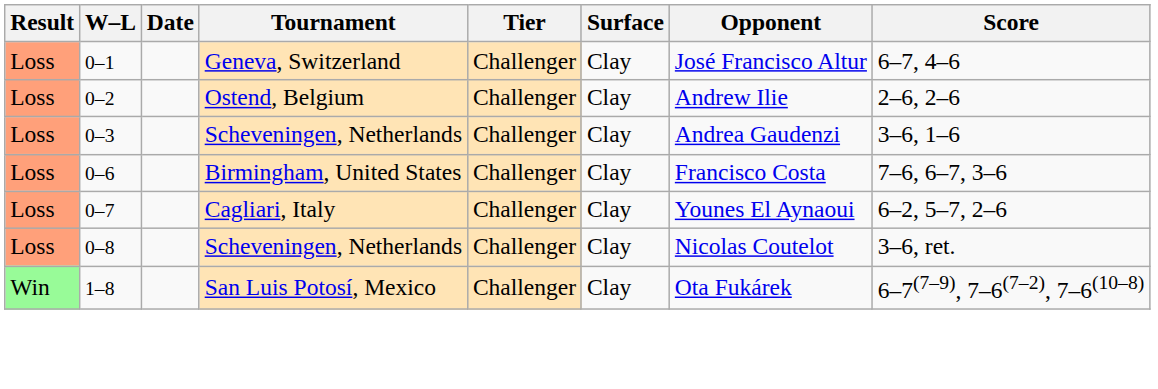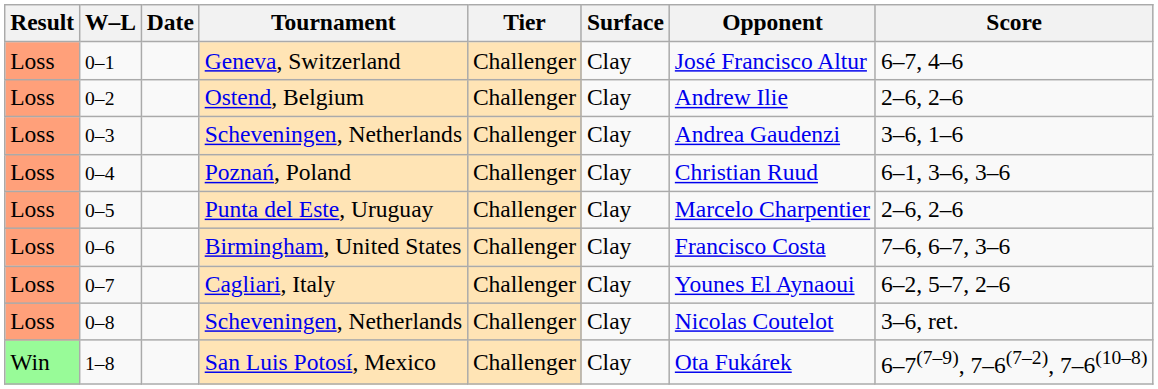+ row: (100, 173)
+ row: (100, 211)
